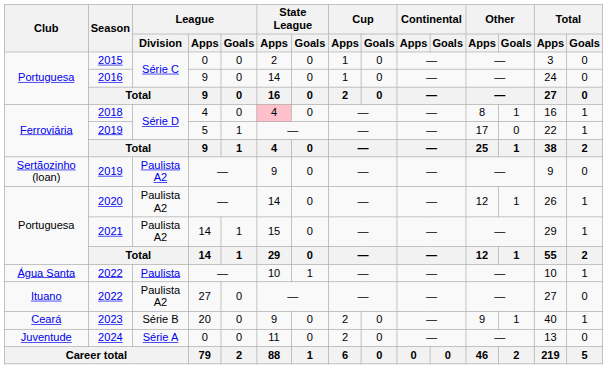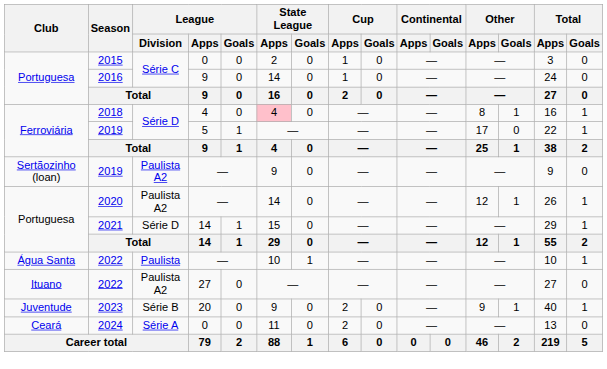(160, 231) Paulista A2 -> (160, 225) Série D
(46, 320) Ceará -> (46, 308) Juventude
(46, 337) Juventude -> (46, 325) Ceará
